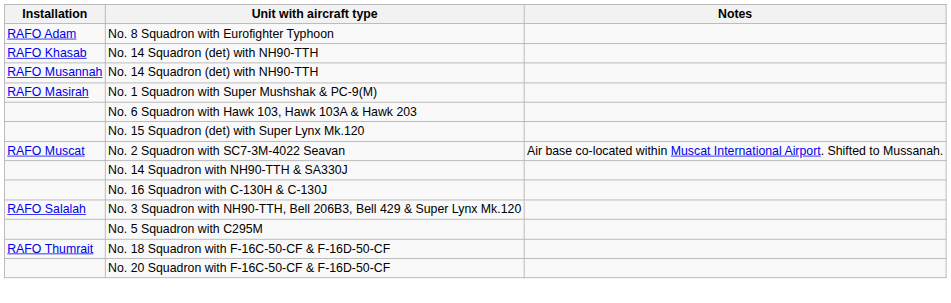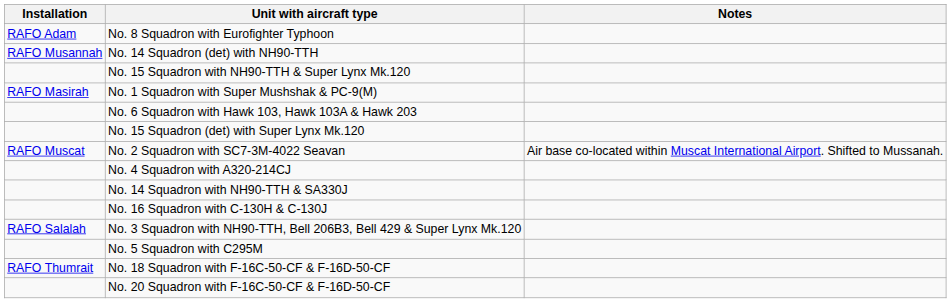- row: (47, 53)
+ row: (55, 73)
+ row: (55, 170)
